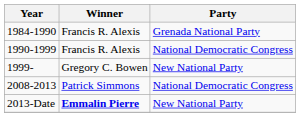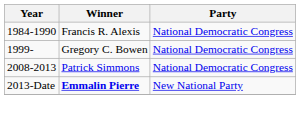(206, 31) Grenada National Party -> (223, 31) National Democratic Congress
- row: (32, 49)
(198, 67) New National Party -> (223, 49) National Democratic Congress
